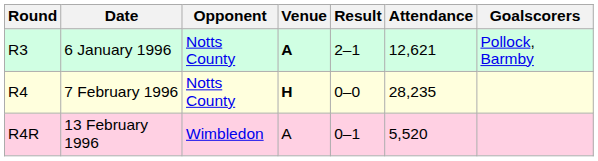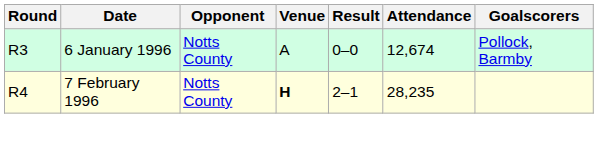(287, 50) bold -> (285, 50) normal
(347, 50) 2–1 -> (345, 50) 0–0
(412, 50) 12,621 -> (411, 50) 12,674
(347, 92) 0–0 -> (345, 92) 2–1
- row: (106, 134)
